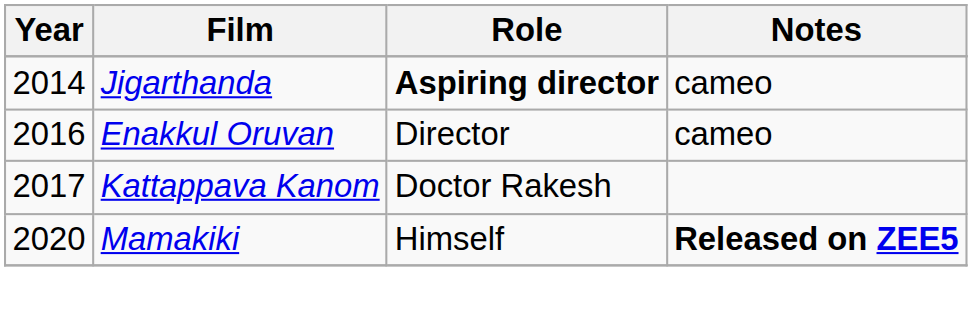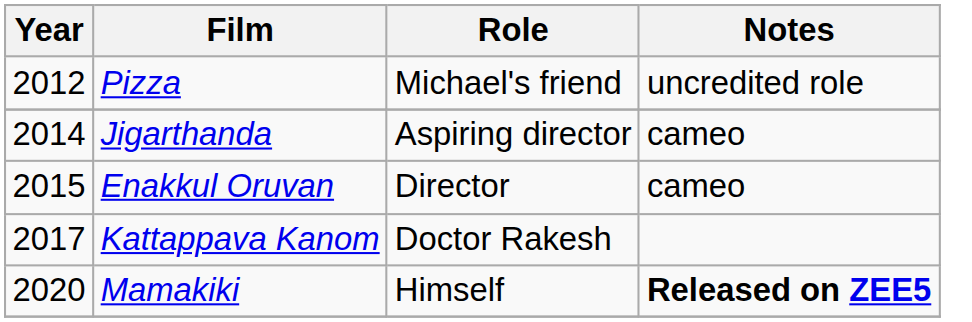+ row: (141, 82)
(527, 82) bold -> (513, 134) normal
(49, 134) 2016 -> (49, 186) 2015
